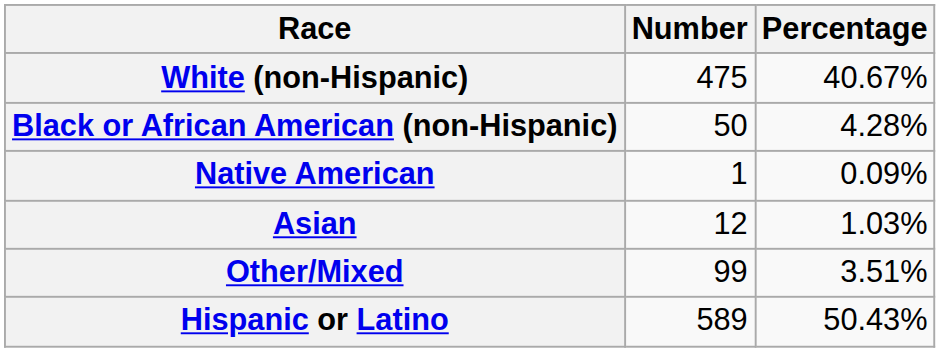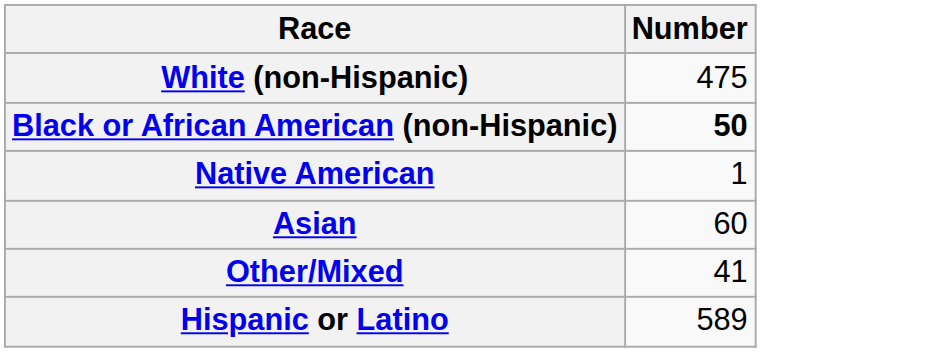- column: (845, 28)
(731, 126) normal -> (731, 126) bold
(731, 223) 12 -> (731, 223) 60
(731, 272) 99 -> (731, 272) 41
